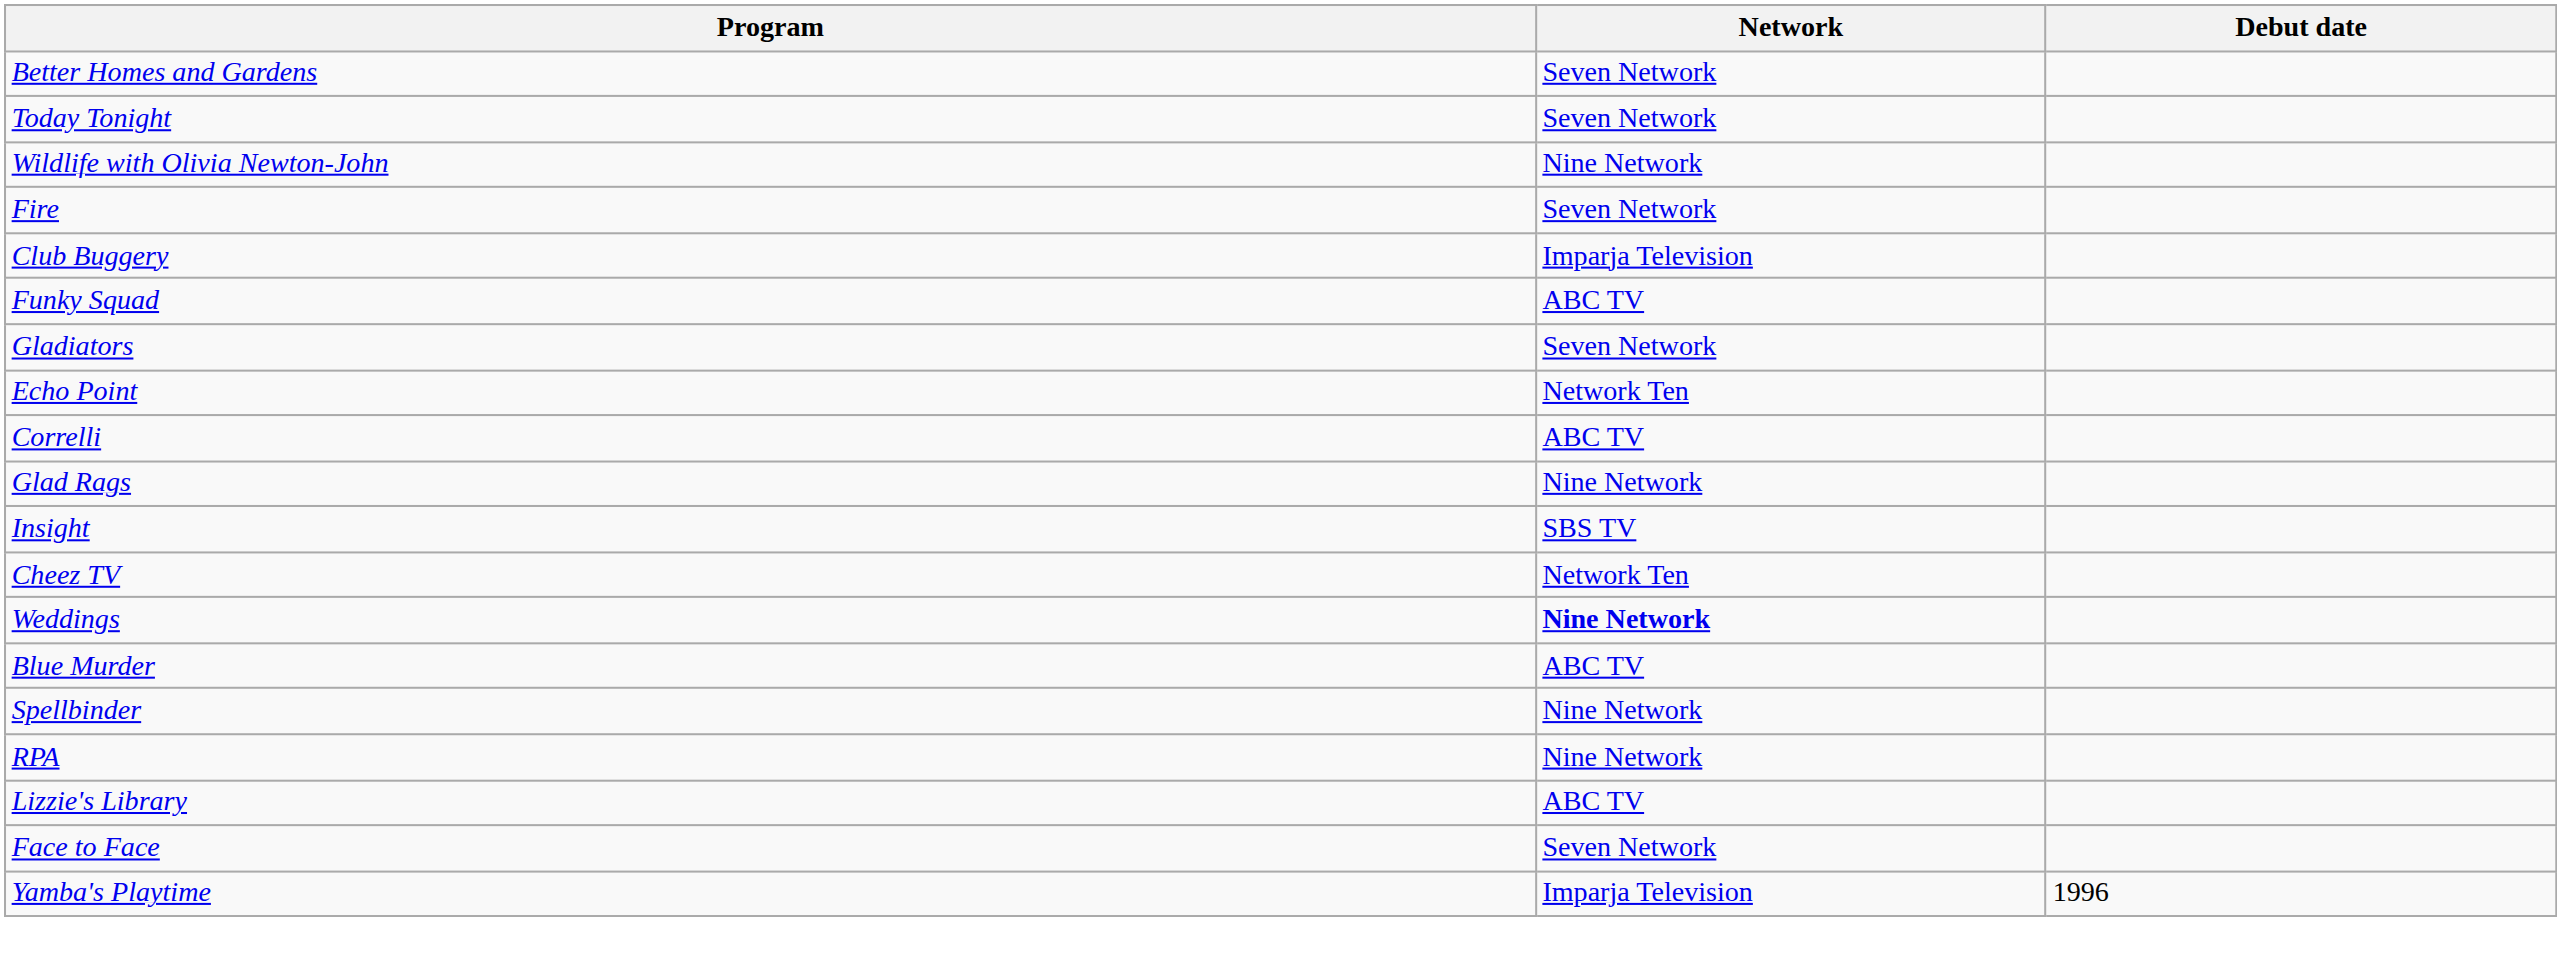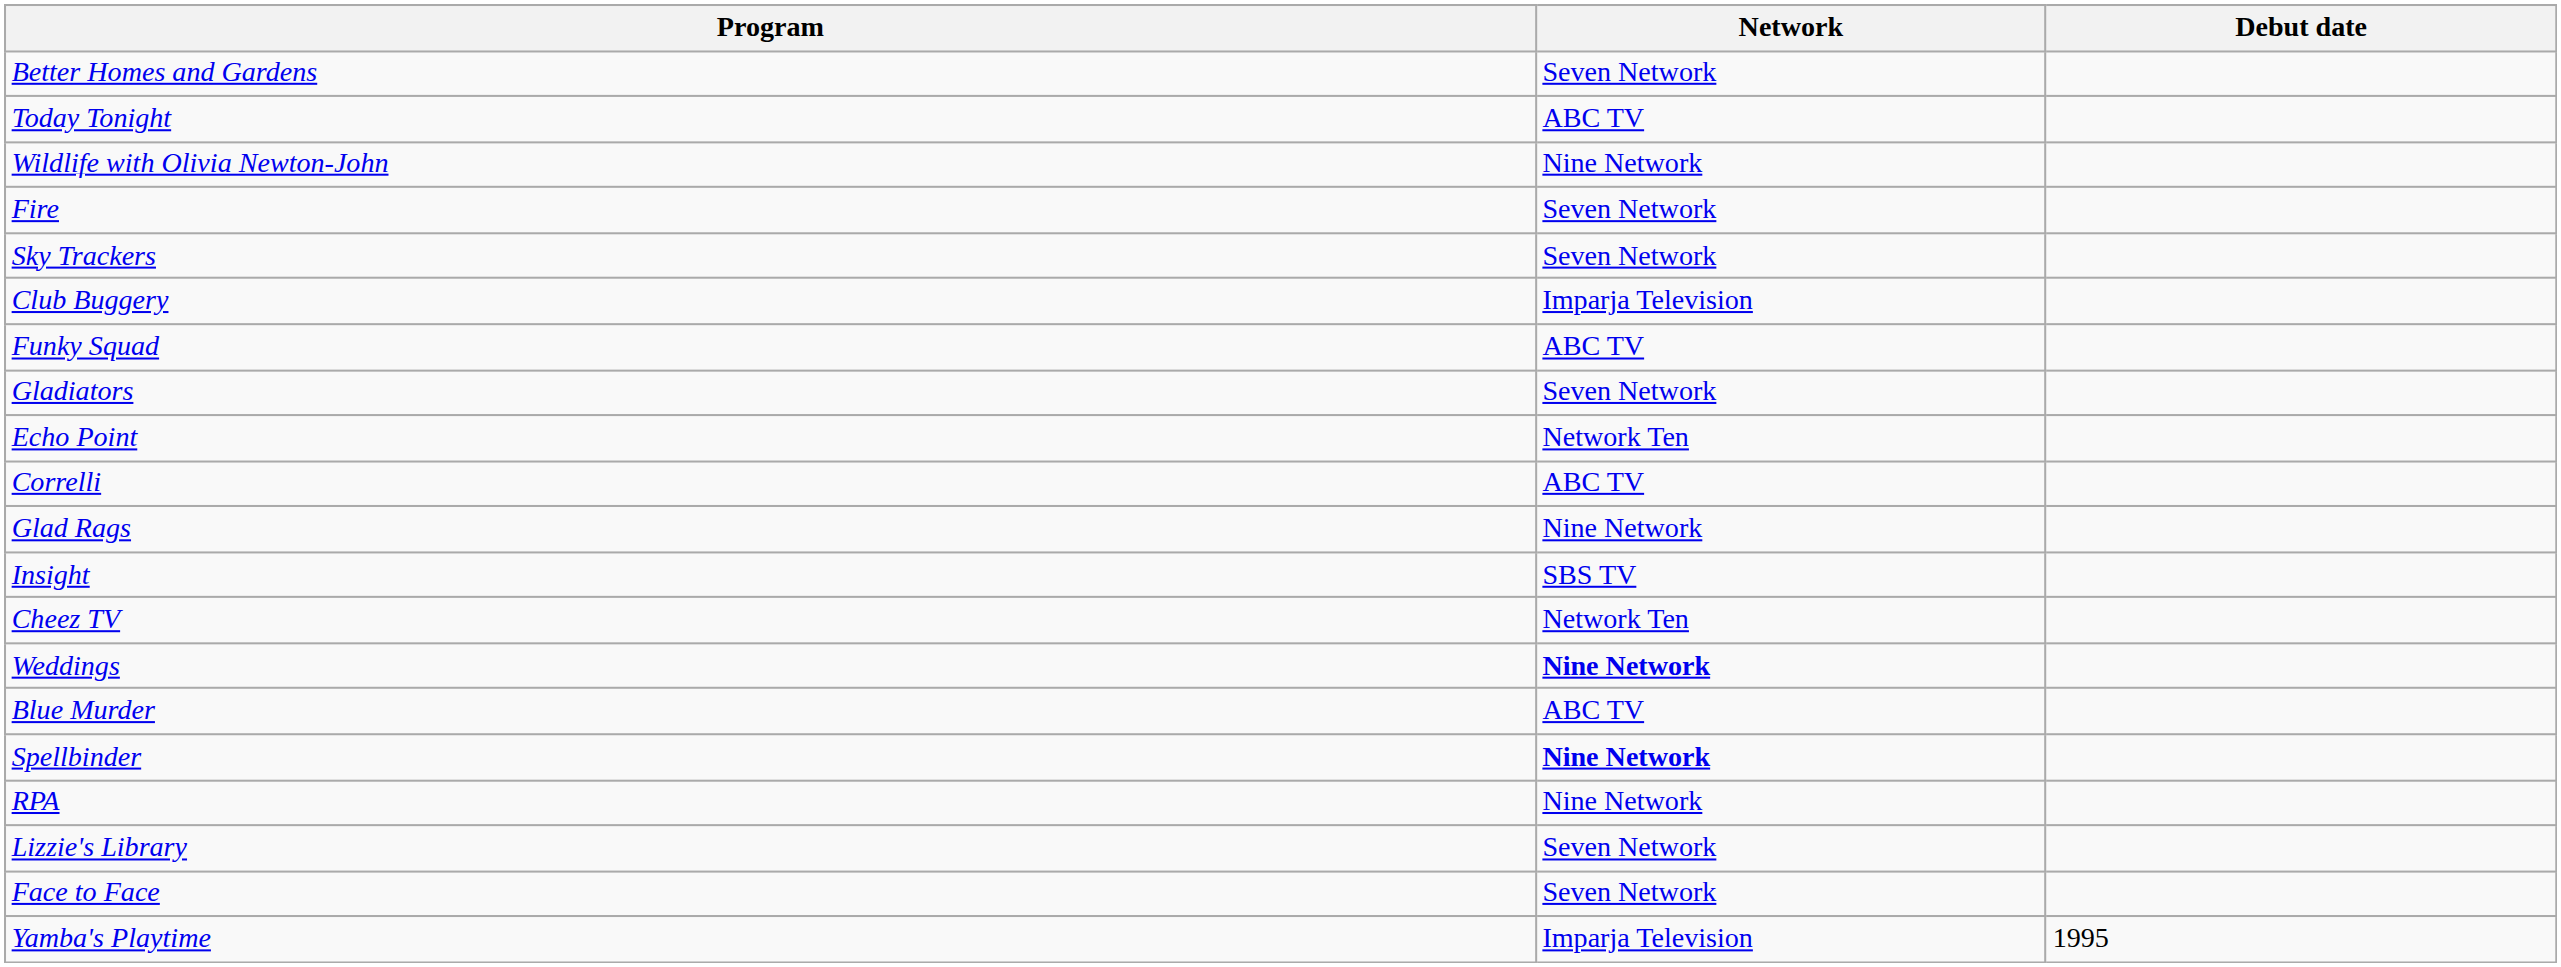(1629, 118) Seven Network -> (1593, 118) ABC TV
+ row: (84, 255)
(1622, 710) normal -> (1626, 756) bold
(1593, 801) ABC TV -> (1629, 847) Seven Network
(2081, 893) 1996 -> (2081, 938) 1995
